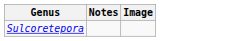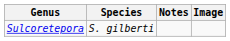+ column: (121, 12)
